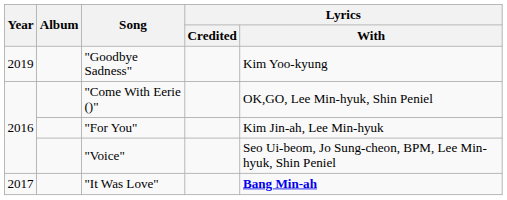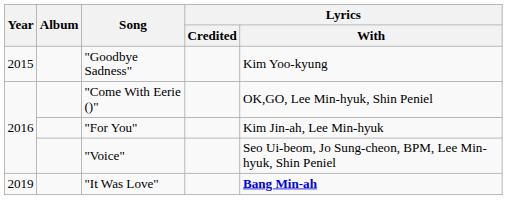(21, 63) 2019 -> (21, 63) 2015
(21, 184) 2017 -> (21, 184) 2019
